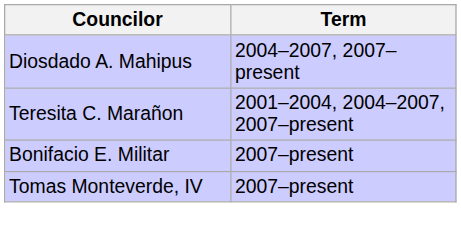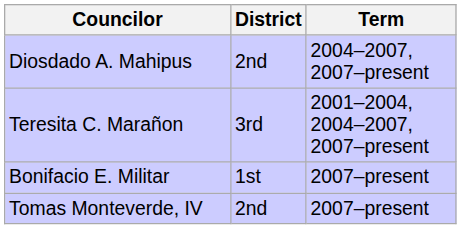+ column: (268, 19)
